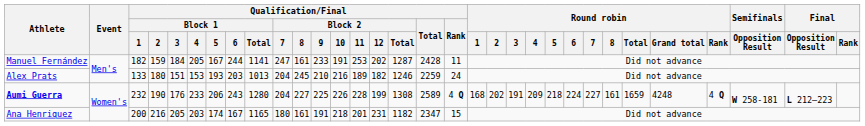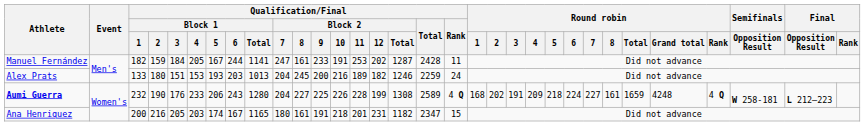(321, 75) 210 -> (321, 75) 200
